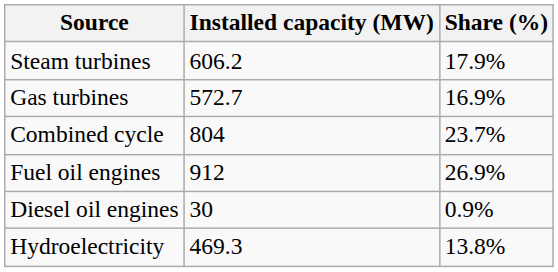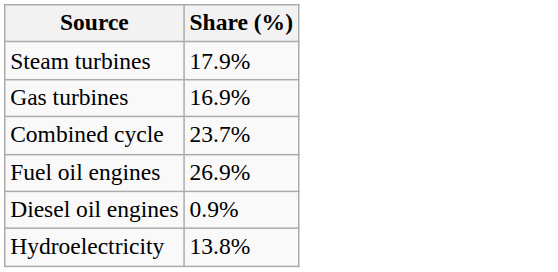- column: (312, 23)
